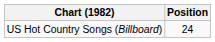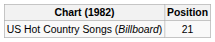(188, 29) 24 -> (188, 29) 21
